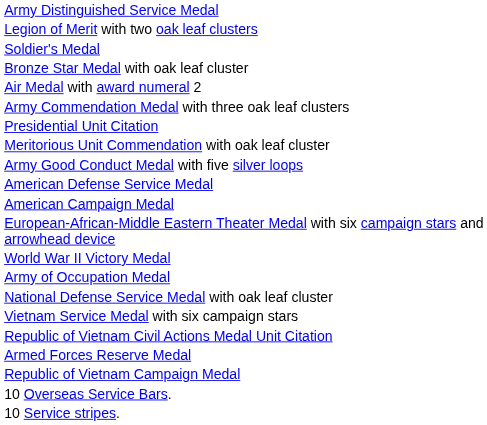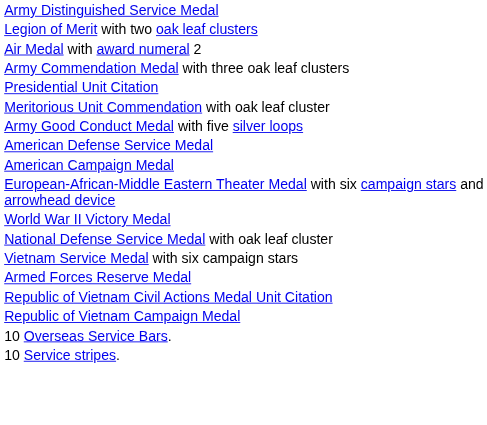- row: (52, 49)
- row: (126, 68)
- row: (87, 278)
rows swapped: (98, 355) <-> (168, 336)
